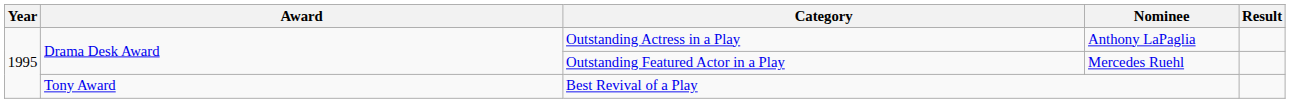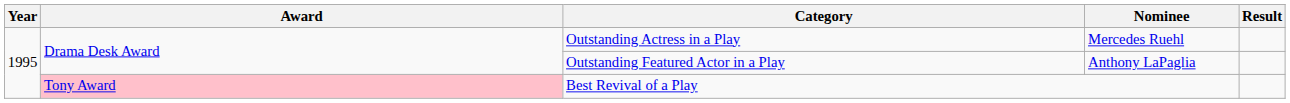(1142, 39) Anthony LaPaglia -> (1136, 39) Mercedes Ruehl
(1136, 62) Mercedes Ruehl -> (1142, 62) Anthony LaPaglia
(80, 86) no background -> (80, 86) pink background
